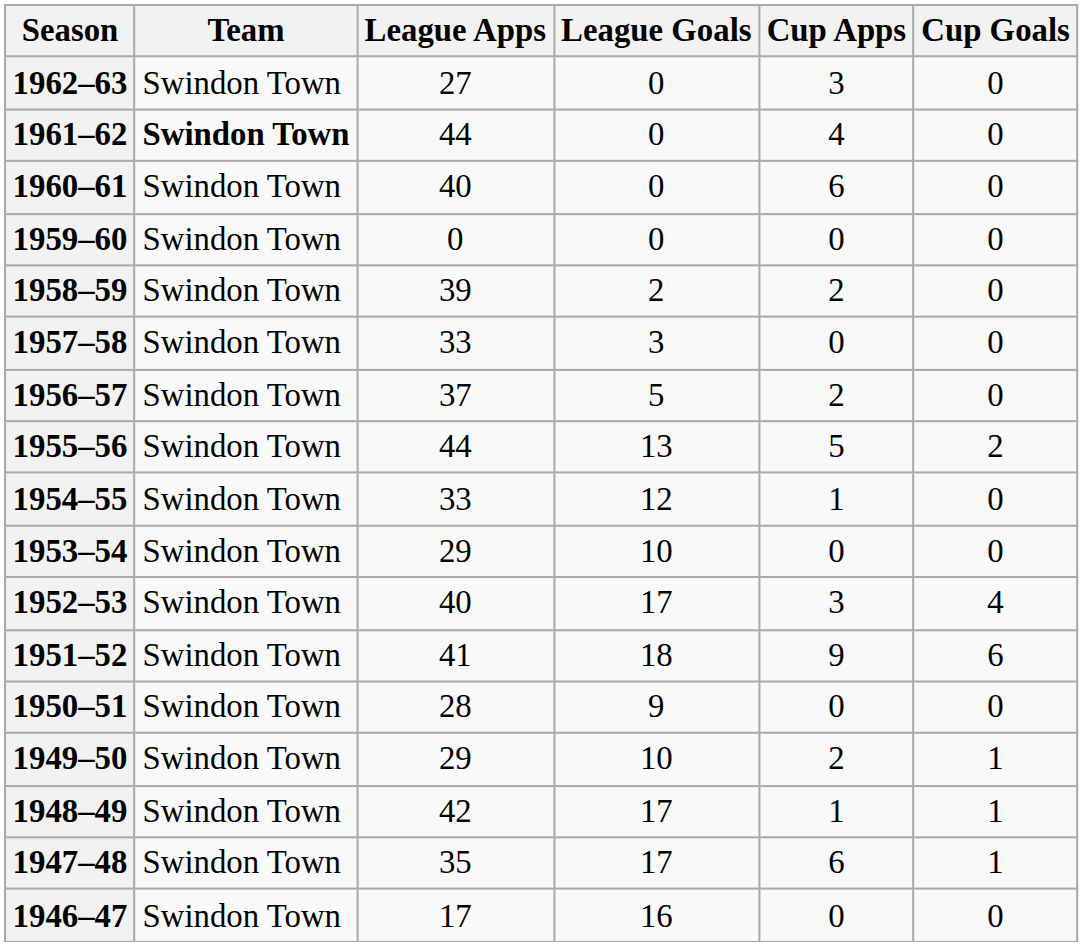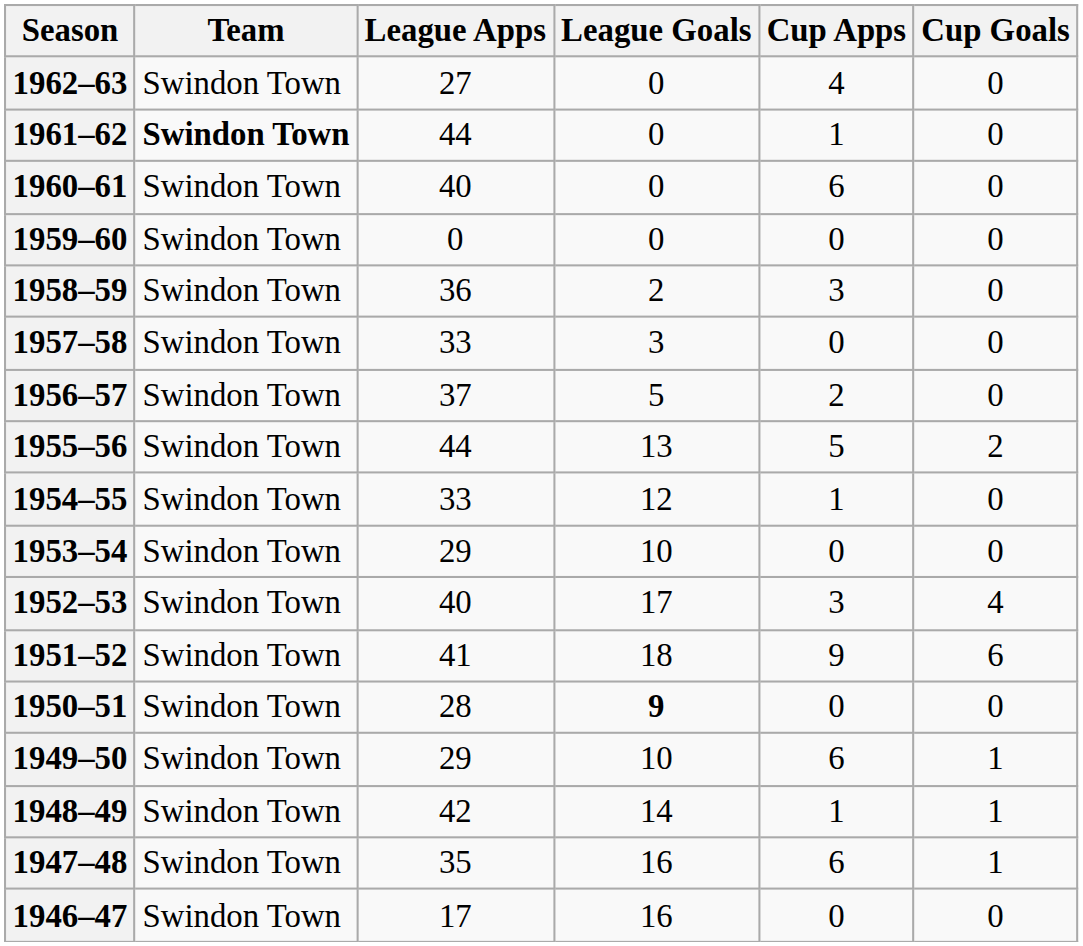(836, 82) 3 -> (836, 82) 4
(836, 134) 4 -> (836, 134) 1
(455, 290) 39 -> (455, 290) 36
(836, 290) 2 -> (836, 290) 3
(656, 706) normal -> (656, 706) bold
(836, 758) 2 -> (836, 758) 6
(656, 810) 17 -> (656, 810) 14
(656, 862) 17 -> (656, 862) 16
